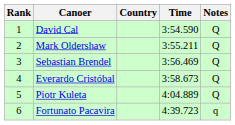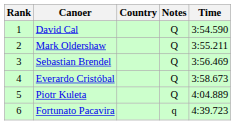columns swapped: (180, 12) <-> (216, 12)
